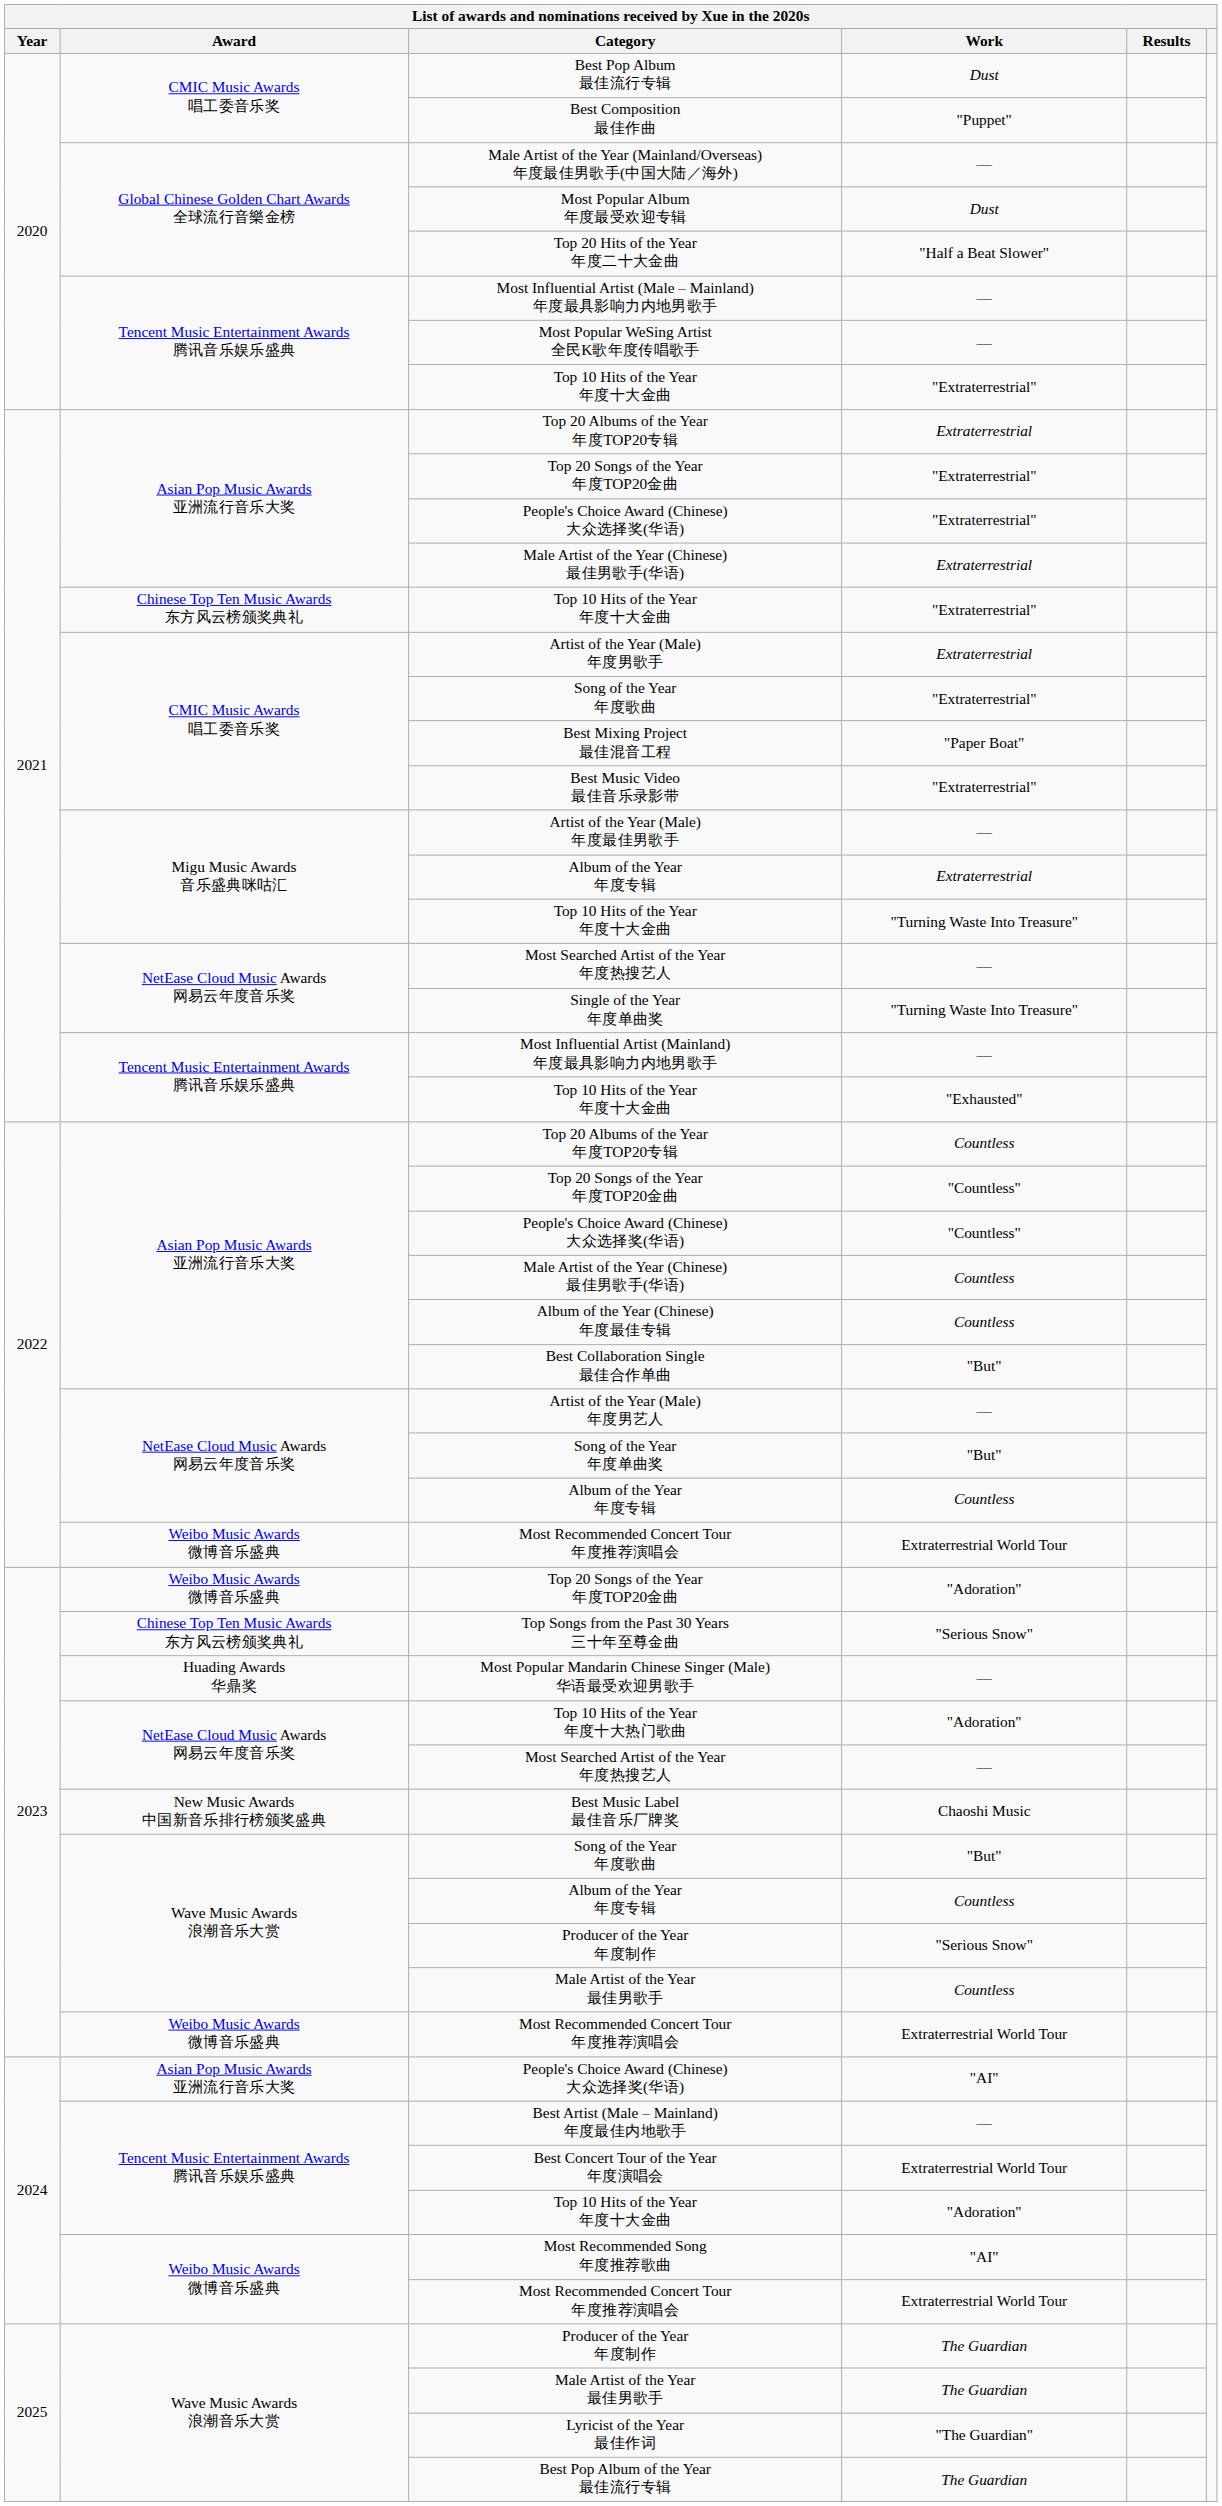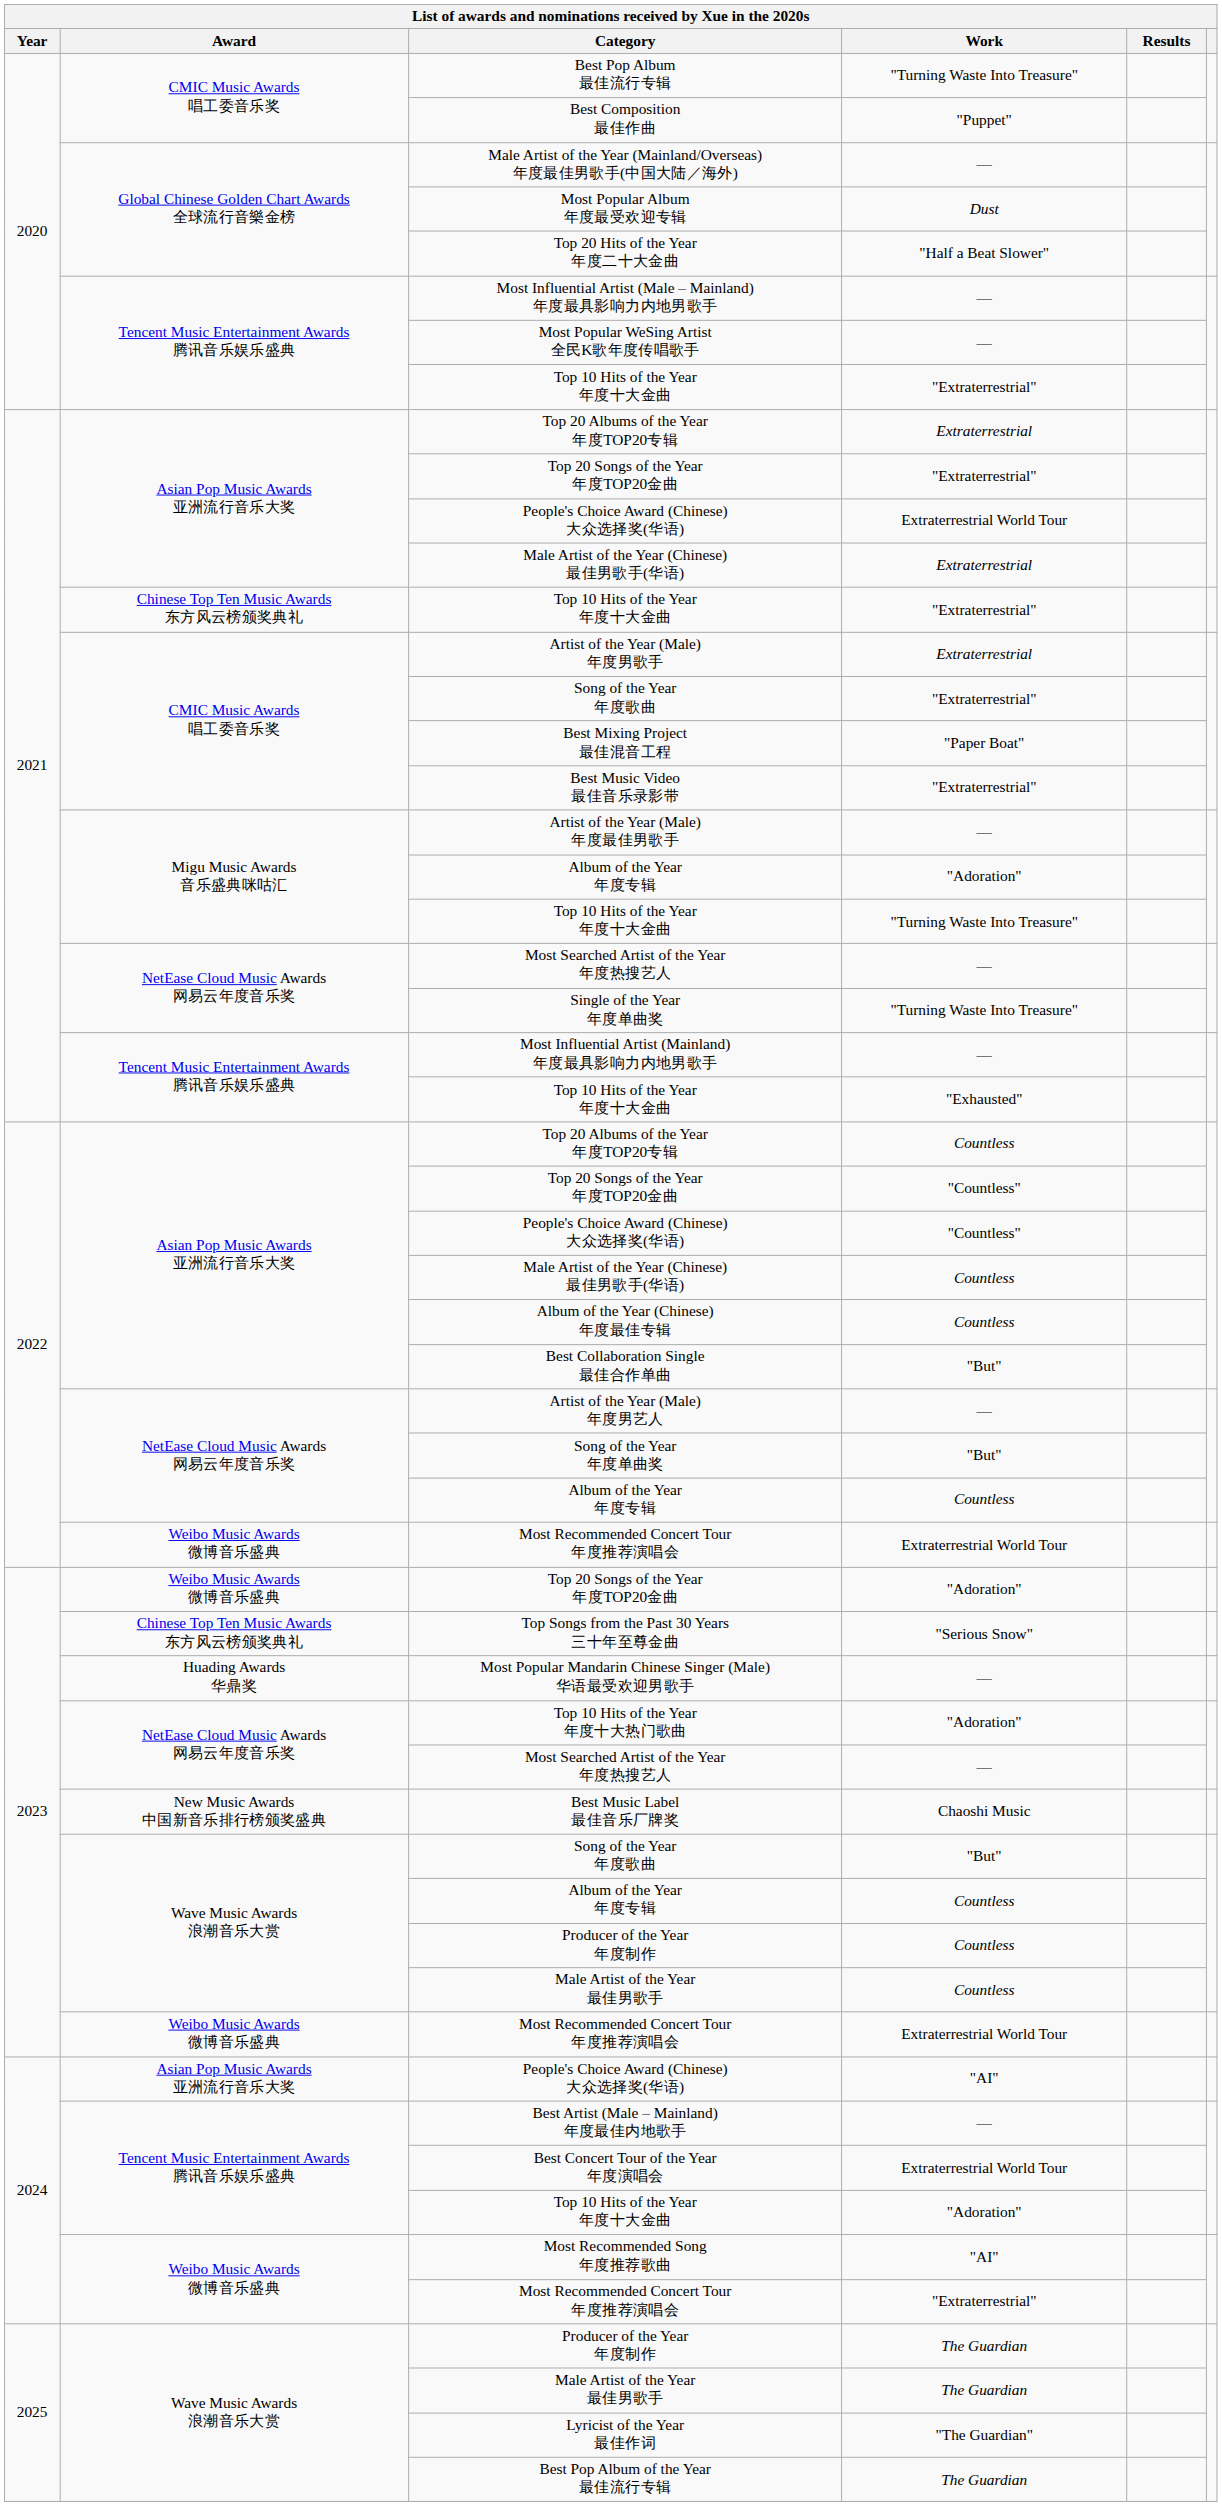(984, 75) Dust -> (984, 75) "Turning Waste Into Treasure"
(984, 520) "Extraterrestrial" -> (984, 520) Extraterrestrial World Tour
(984, 876) Extraterrestrial -> (984, 876) "Adoration"
(984, 1945) "Serious Snow" -> (984, 1945) Countless
(984, 2301) Extraterrestrial World Tour -> (984, 2301) "Extraterrestrial"
